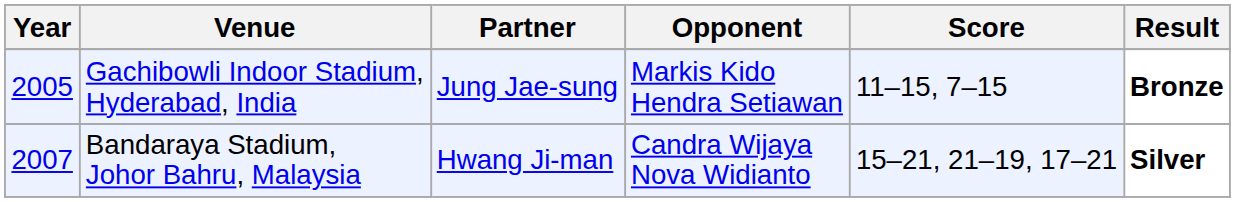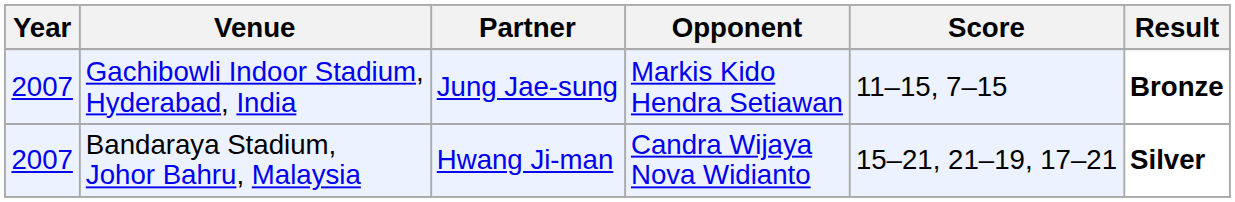(42, 86) 2005 -> (42, 86) 2007
